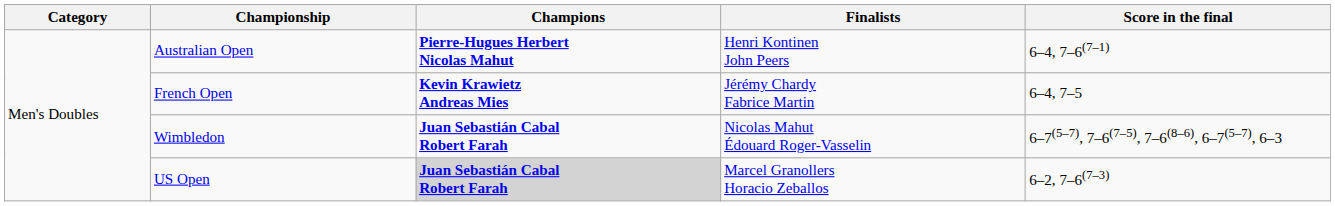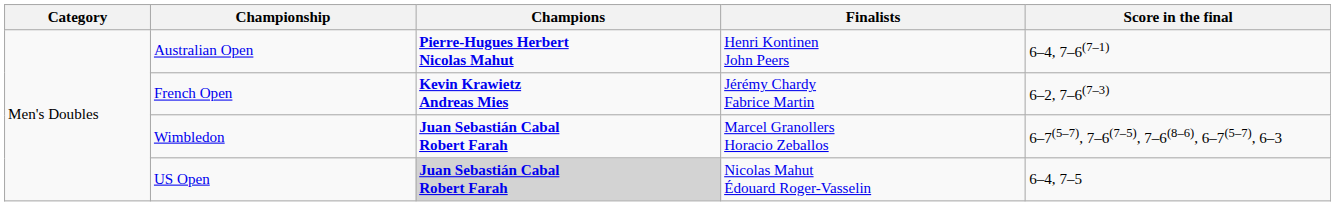(1056, 94) 6–4, 7–5 -> (1069, 94) 6–2, 7–6(7–3)
(798, 136) Nicolas Mahut Édouard Roger-Vasselin -> (779, 136) Marcel Granollers Horacio Zeballos
(779, 179) Marcel Granollers Horacio Zeballos -> (798, 179) Nicolas Mahut Édouard Roger-Vasselin
(1069, 179) 6–2, 7–6(7–3) -> (1056, 179) 6–4, 7–5
